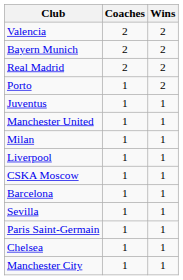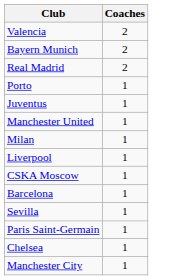- column: (163, 13)
